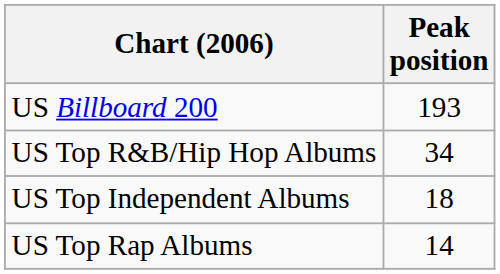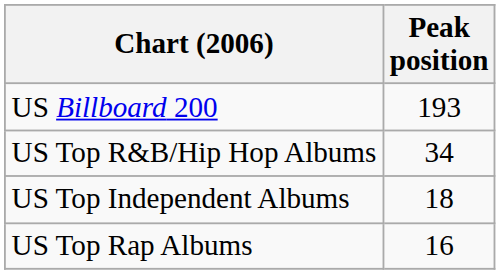(439, 245) 14 -> (439, 245) 16
